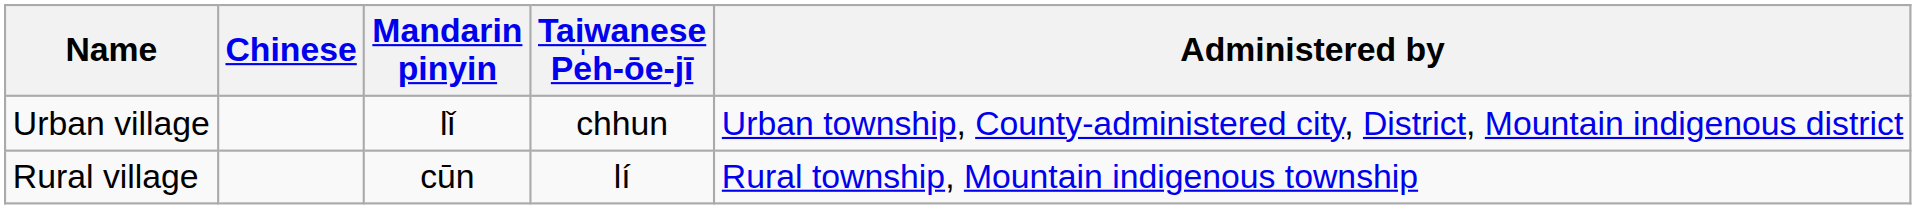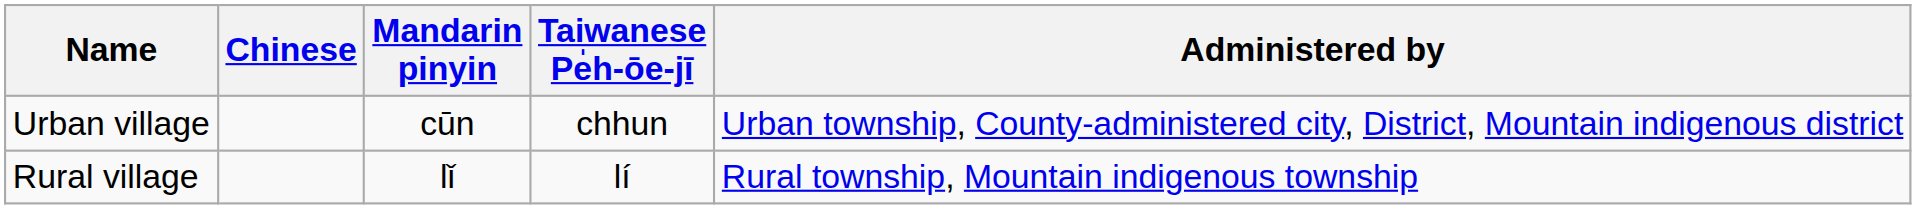(447, 122) lǐ -> (447, 122) cūn
(447, 176) cūn -> (447, 176) lǐ
